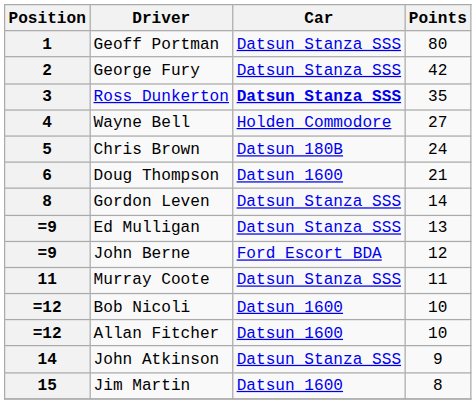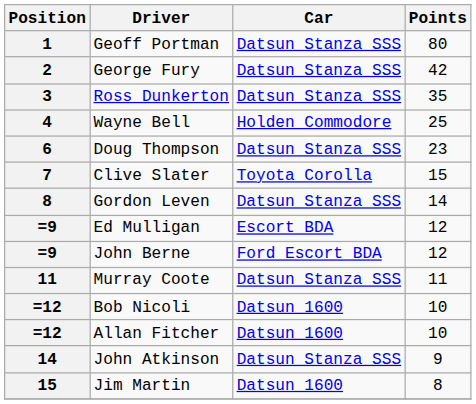(319, 97) bold -> (319, 97) normal
(438, 123) 27 -> (438, 123) 25
- row: (147, 149)
(290, 175) Datsun 1600 -> (319, 149) Datsun Stanza SSS
(438, 175) 21 -> (438, 149) 23
+ row: (152, 175)
(319, 228) Datsun Stanza SSS -> (285, 228) Escort BDA
(438, 228) 13 -> (438, 228) 12
